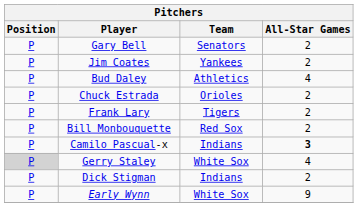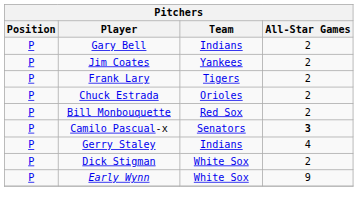(221, 46) Senators -> (221, 46) Indians
- row: (119, 79)
rows swapped: (119, 95) <-> (119, 112)
(221, 145) Indians -> (221, 128) Senators
(31, 161) lightgrey background -> (31, 145) no background
(221, 161) White Sox -> (221, 145) Indians
(221, 178) Indians -> (221, 161) White Sox
